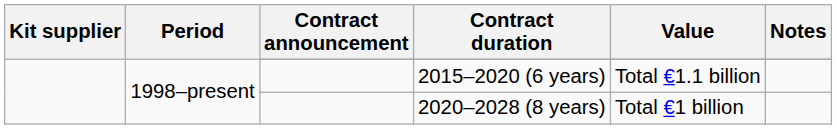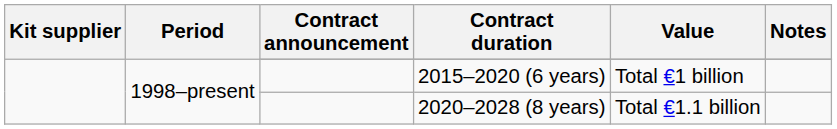(688, 75) Total €1.1 billion -> (679, 75) Total €1 billion
(679, 107) Total €1 billion -> (688, 107) Total €1.1 billion
